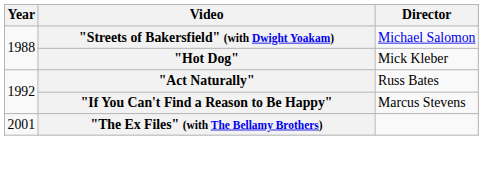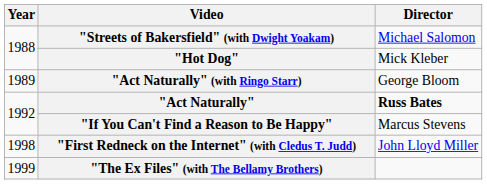+ row: (207, 80)
(408, 80) normal -> (410, 102) bold
+ row: (207, 146)
(21, 124) 2001 -> (21, 168) 1999
